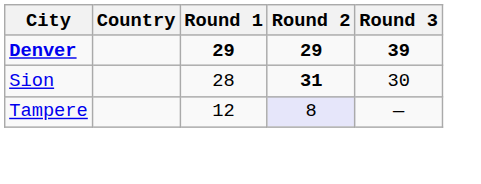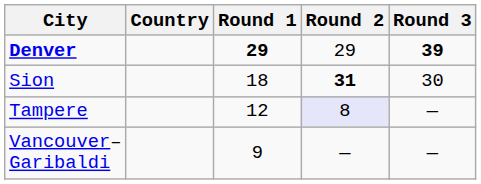(311, 50) bold -> (345, 50) normal
(224, 81) 28 -> (257, 81) 18
+ row: (65, 153)
